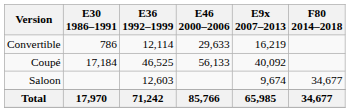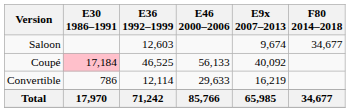rows swapped: (45, 80) <-> (34, 44)
(101, 62) no background -> (101, 62) pink background
